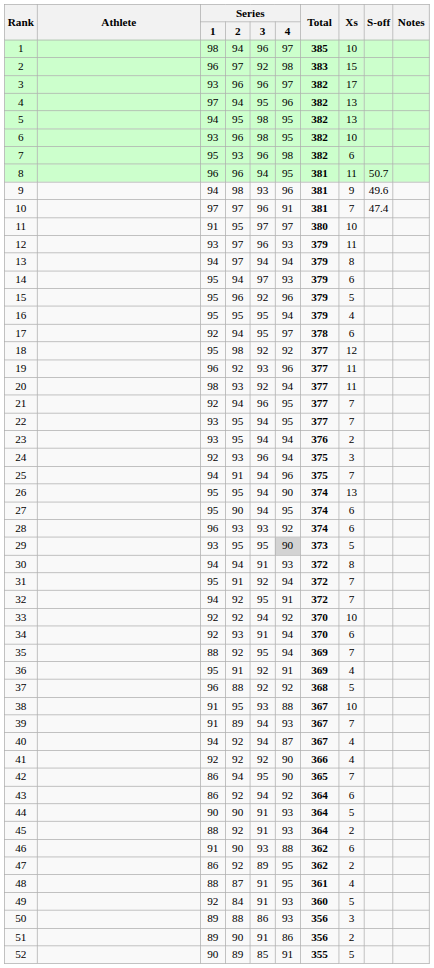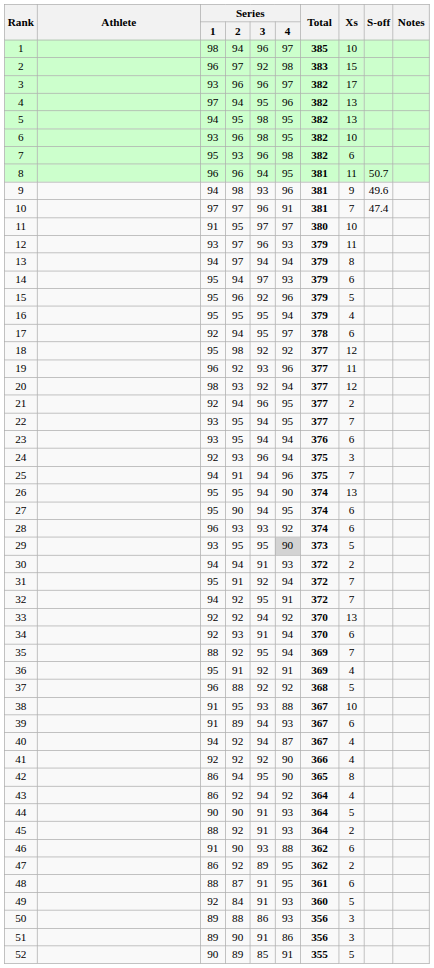(352, 386) 11 -> (352, 386) 12
(352, 404) 7 -> (352, 404) 2
(352, 439) 2 -> (352, 439) 6
(352, 564) 8 -> (352, 564) 2
(352, 617) 10 -> (352, 617) 13
(352, 723) 7 -> (352, 723) 6
(352, 777) 7 -> (352, 777) 8
(352, 794) 6 -> (352, 794) 4
(352, 883) 4 -> (352, 883) 6
(352, 937) 2 -> (352, 937) 3
